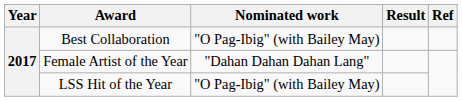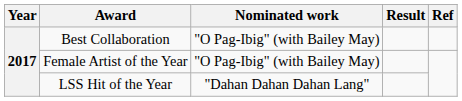(287, 61) "Dahan Dahan Dahan Lang" -> (287, 61) "O Pag-Ibig" (with Bailey May)
(287, 84) "O Pag-Ibig" (with Bailey May) -> (287, 84) "Dahan Dahan Dahan Lang"
